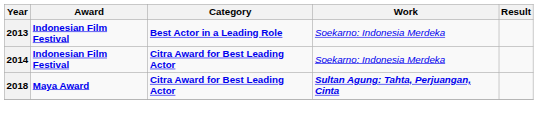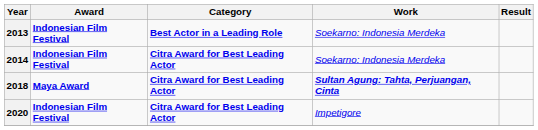+ row: (17, 112)
